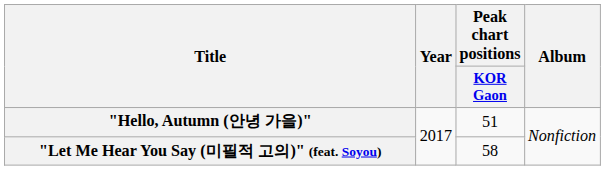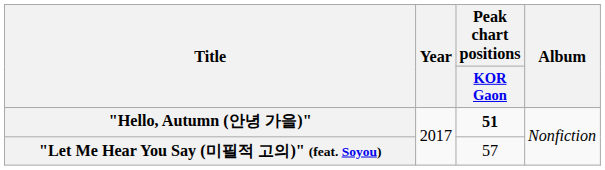(490, 121) normal -> (490, 121) bold
(490, 150) 58 -> (490, 150) 57
